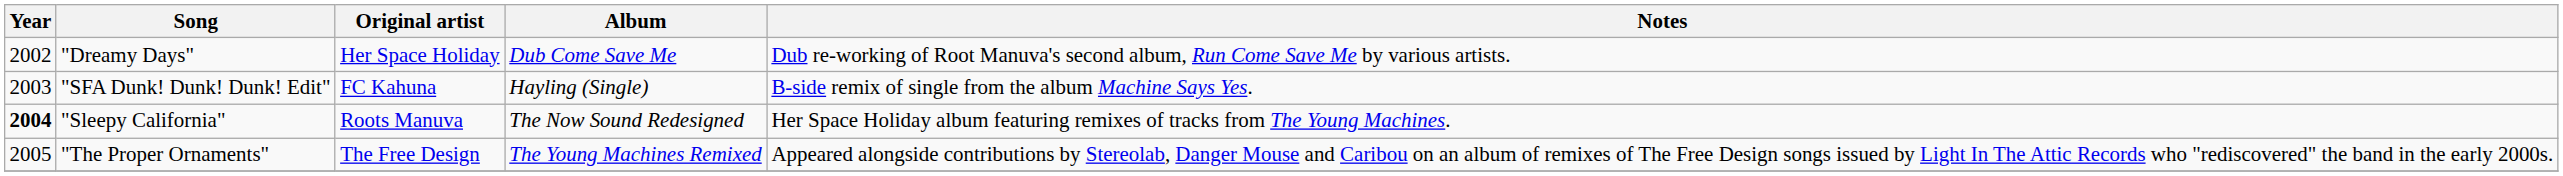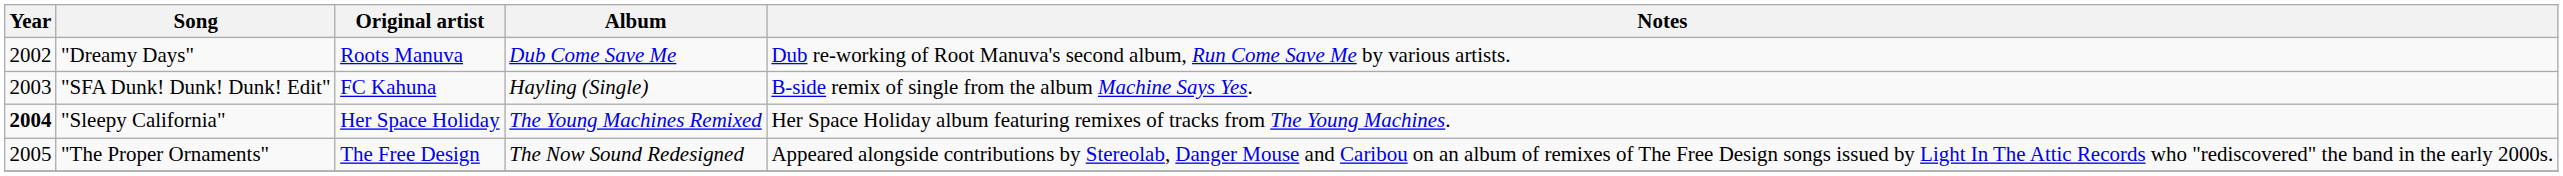(420, 54) Her Space Holiday -> (402, 54) Roots Manuva
(402, 120) Roots Manuva -> (420, 120) Her Space Holiday
(627, 120) The Now Sound Redesigned -> (636, 120) The Young Machines Remixed
(636, 154) The Young Machines Remixed -> (627, 154) The Now Sound Redesigned
